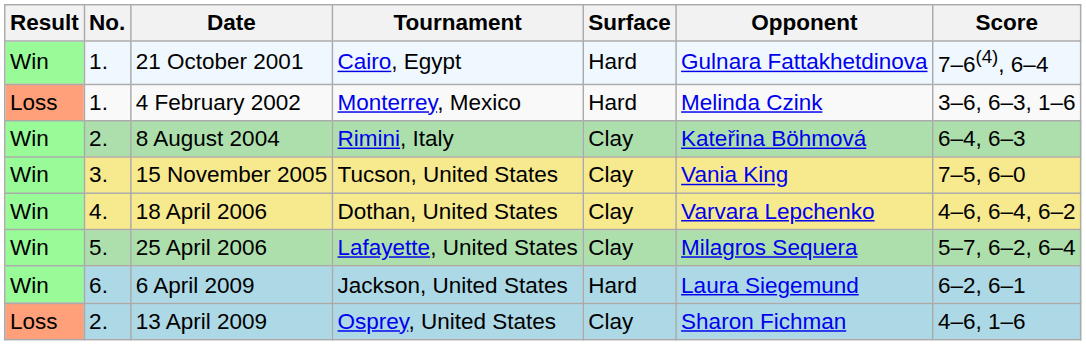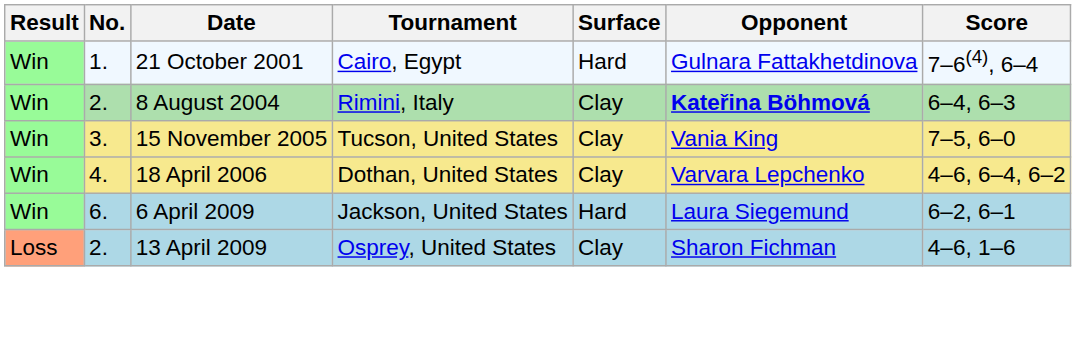- row: (218, 101)
(774, 137) normal -> (770, 101) bold
- row: (201, 247)
